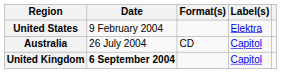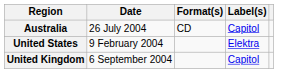rows swapped: (46, 28) <-> (46, 44)
(132, 60) bold -> (131, 60) normal
